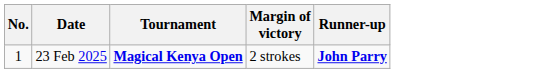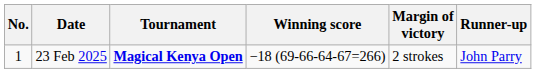+ column: (317, 24)
(352, 56) bold -> (491, 56) normal
